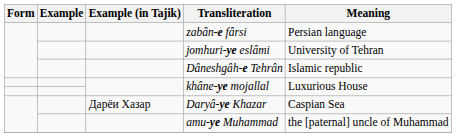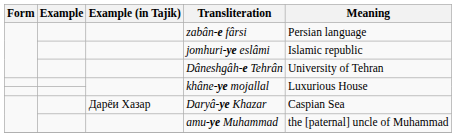(336, 50) University of Tehran -> (325, 50) Islamic republic
(325, 68) Islamic republic -> (336, 68) University of Tehran
